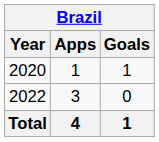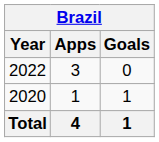rows swapped: (28, 70) <-> (28, 96)
